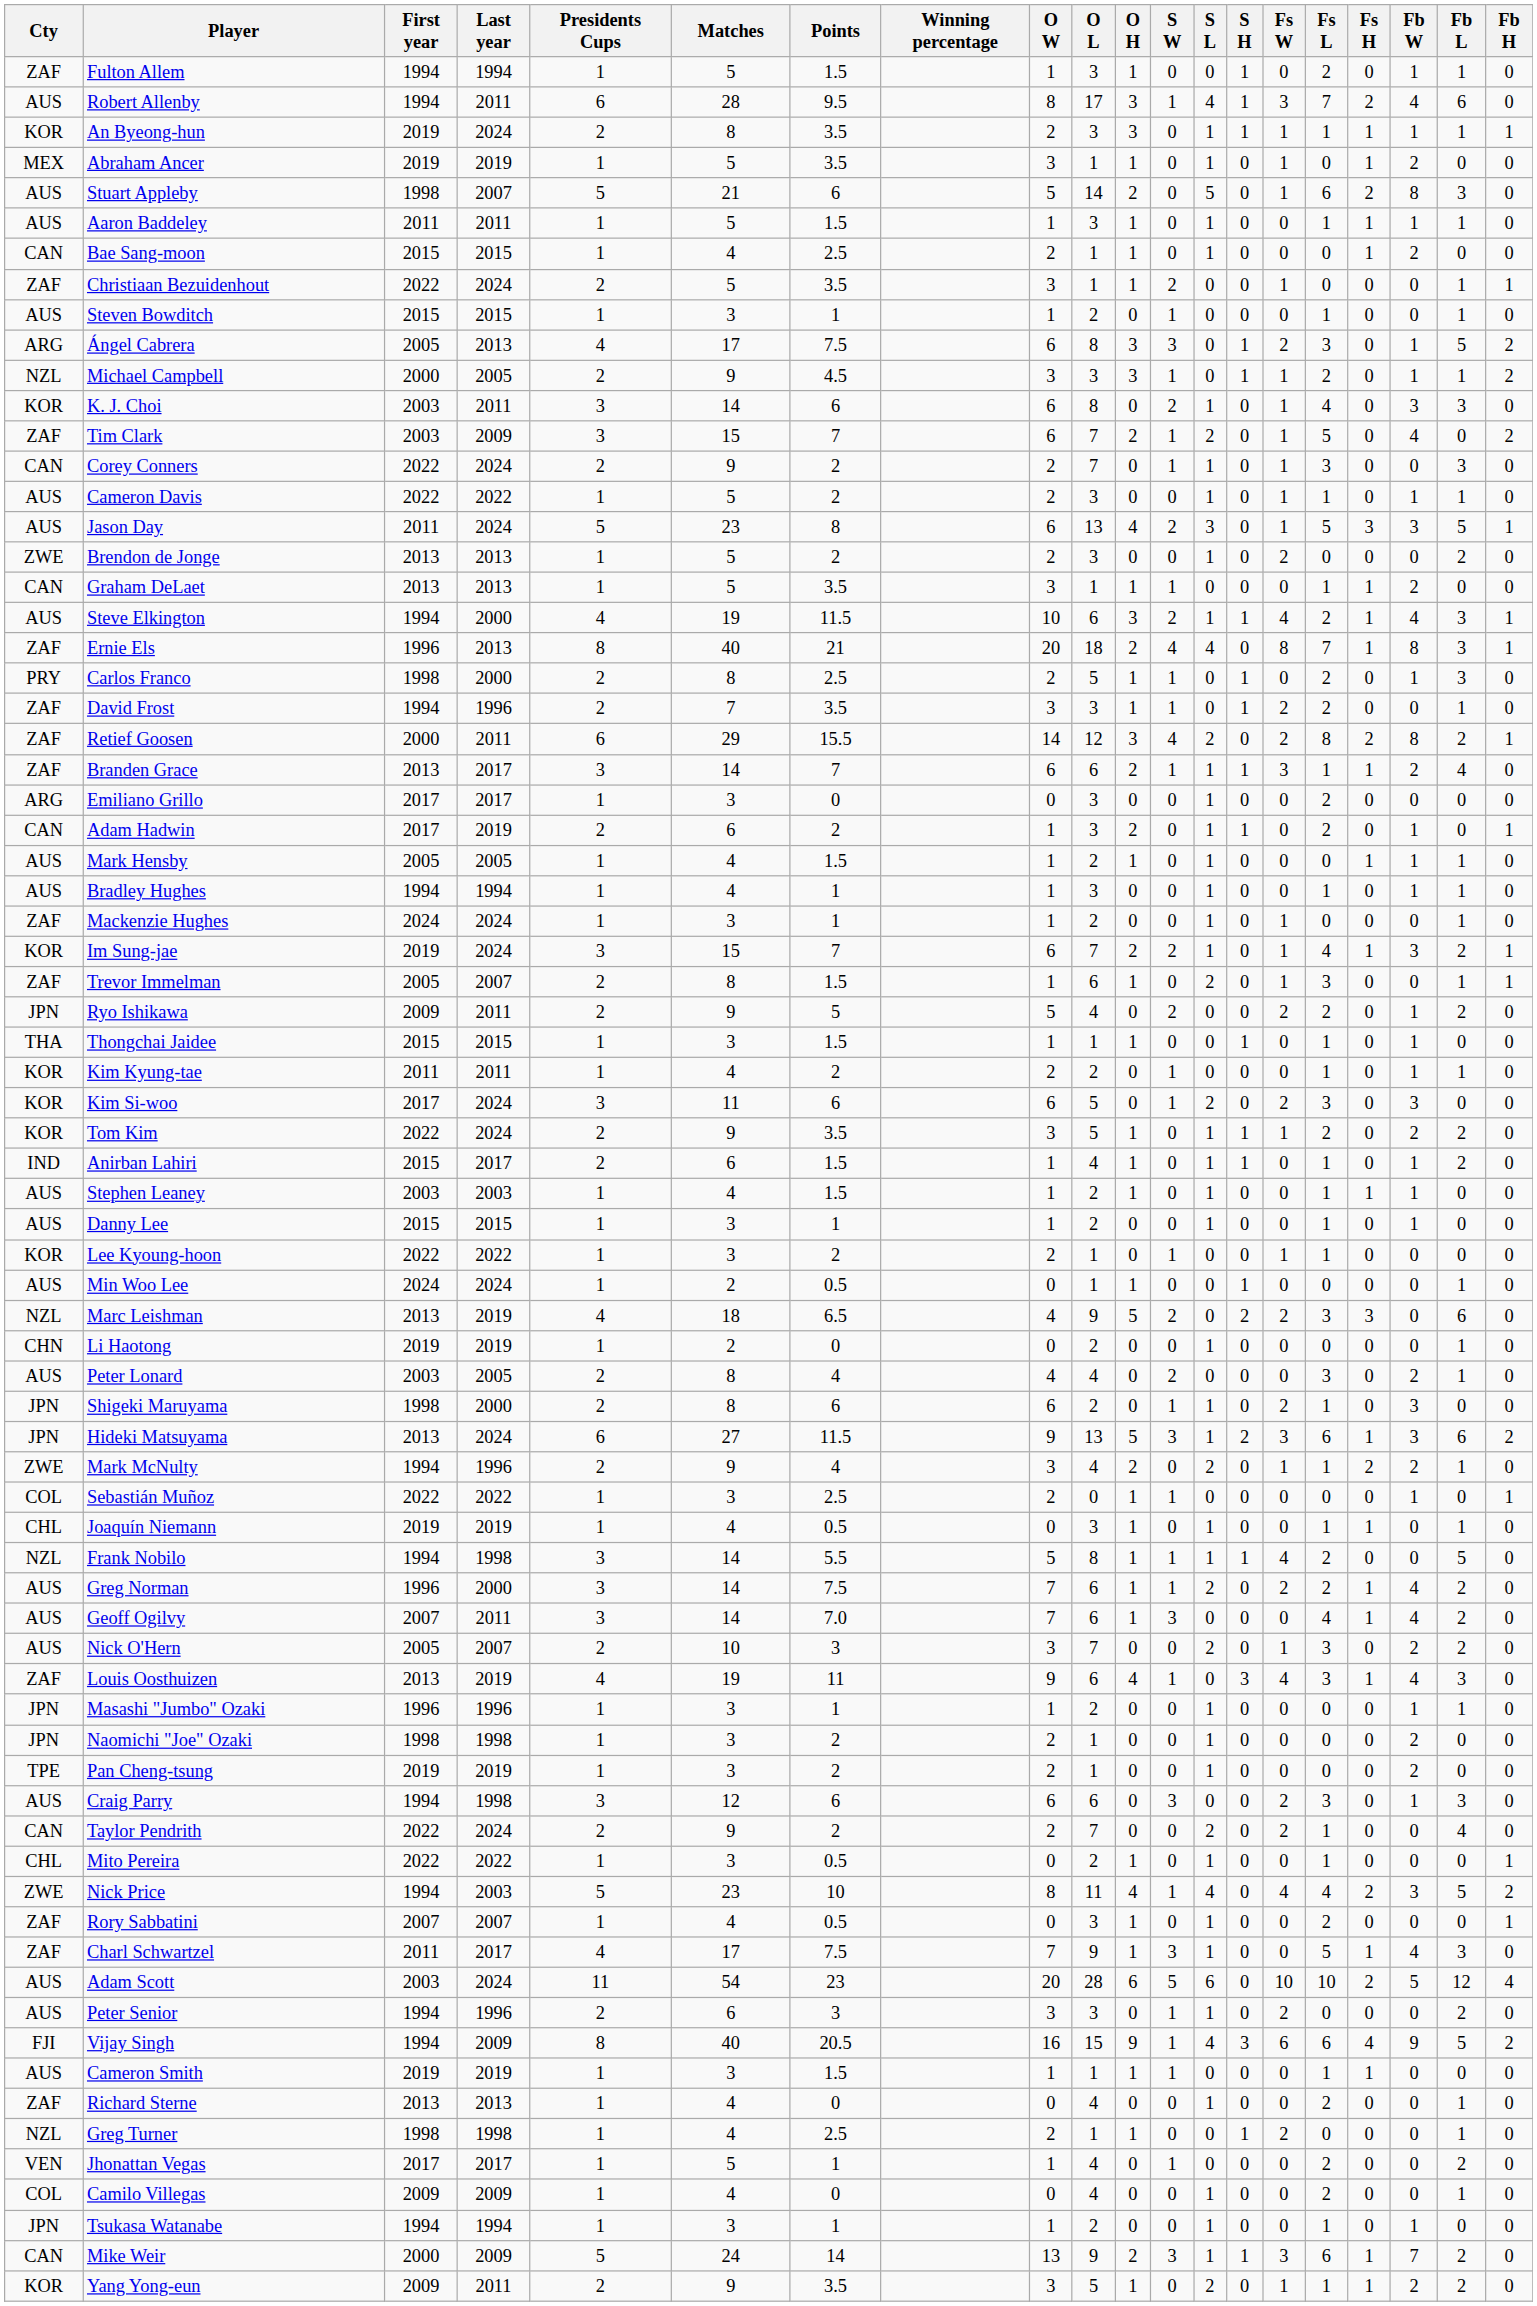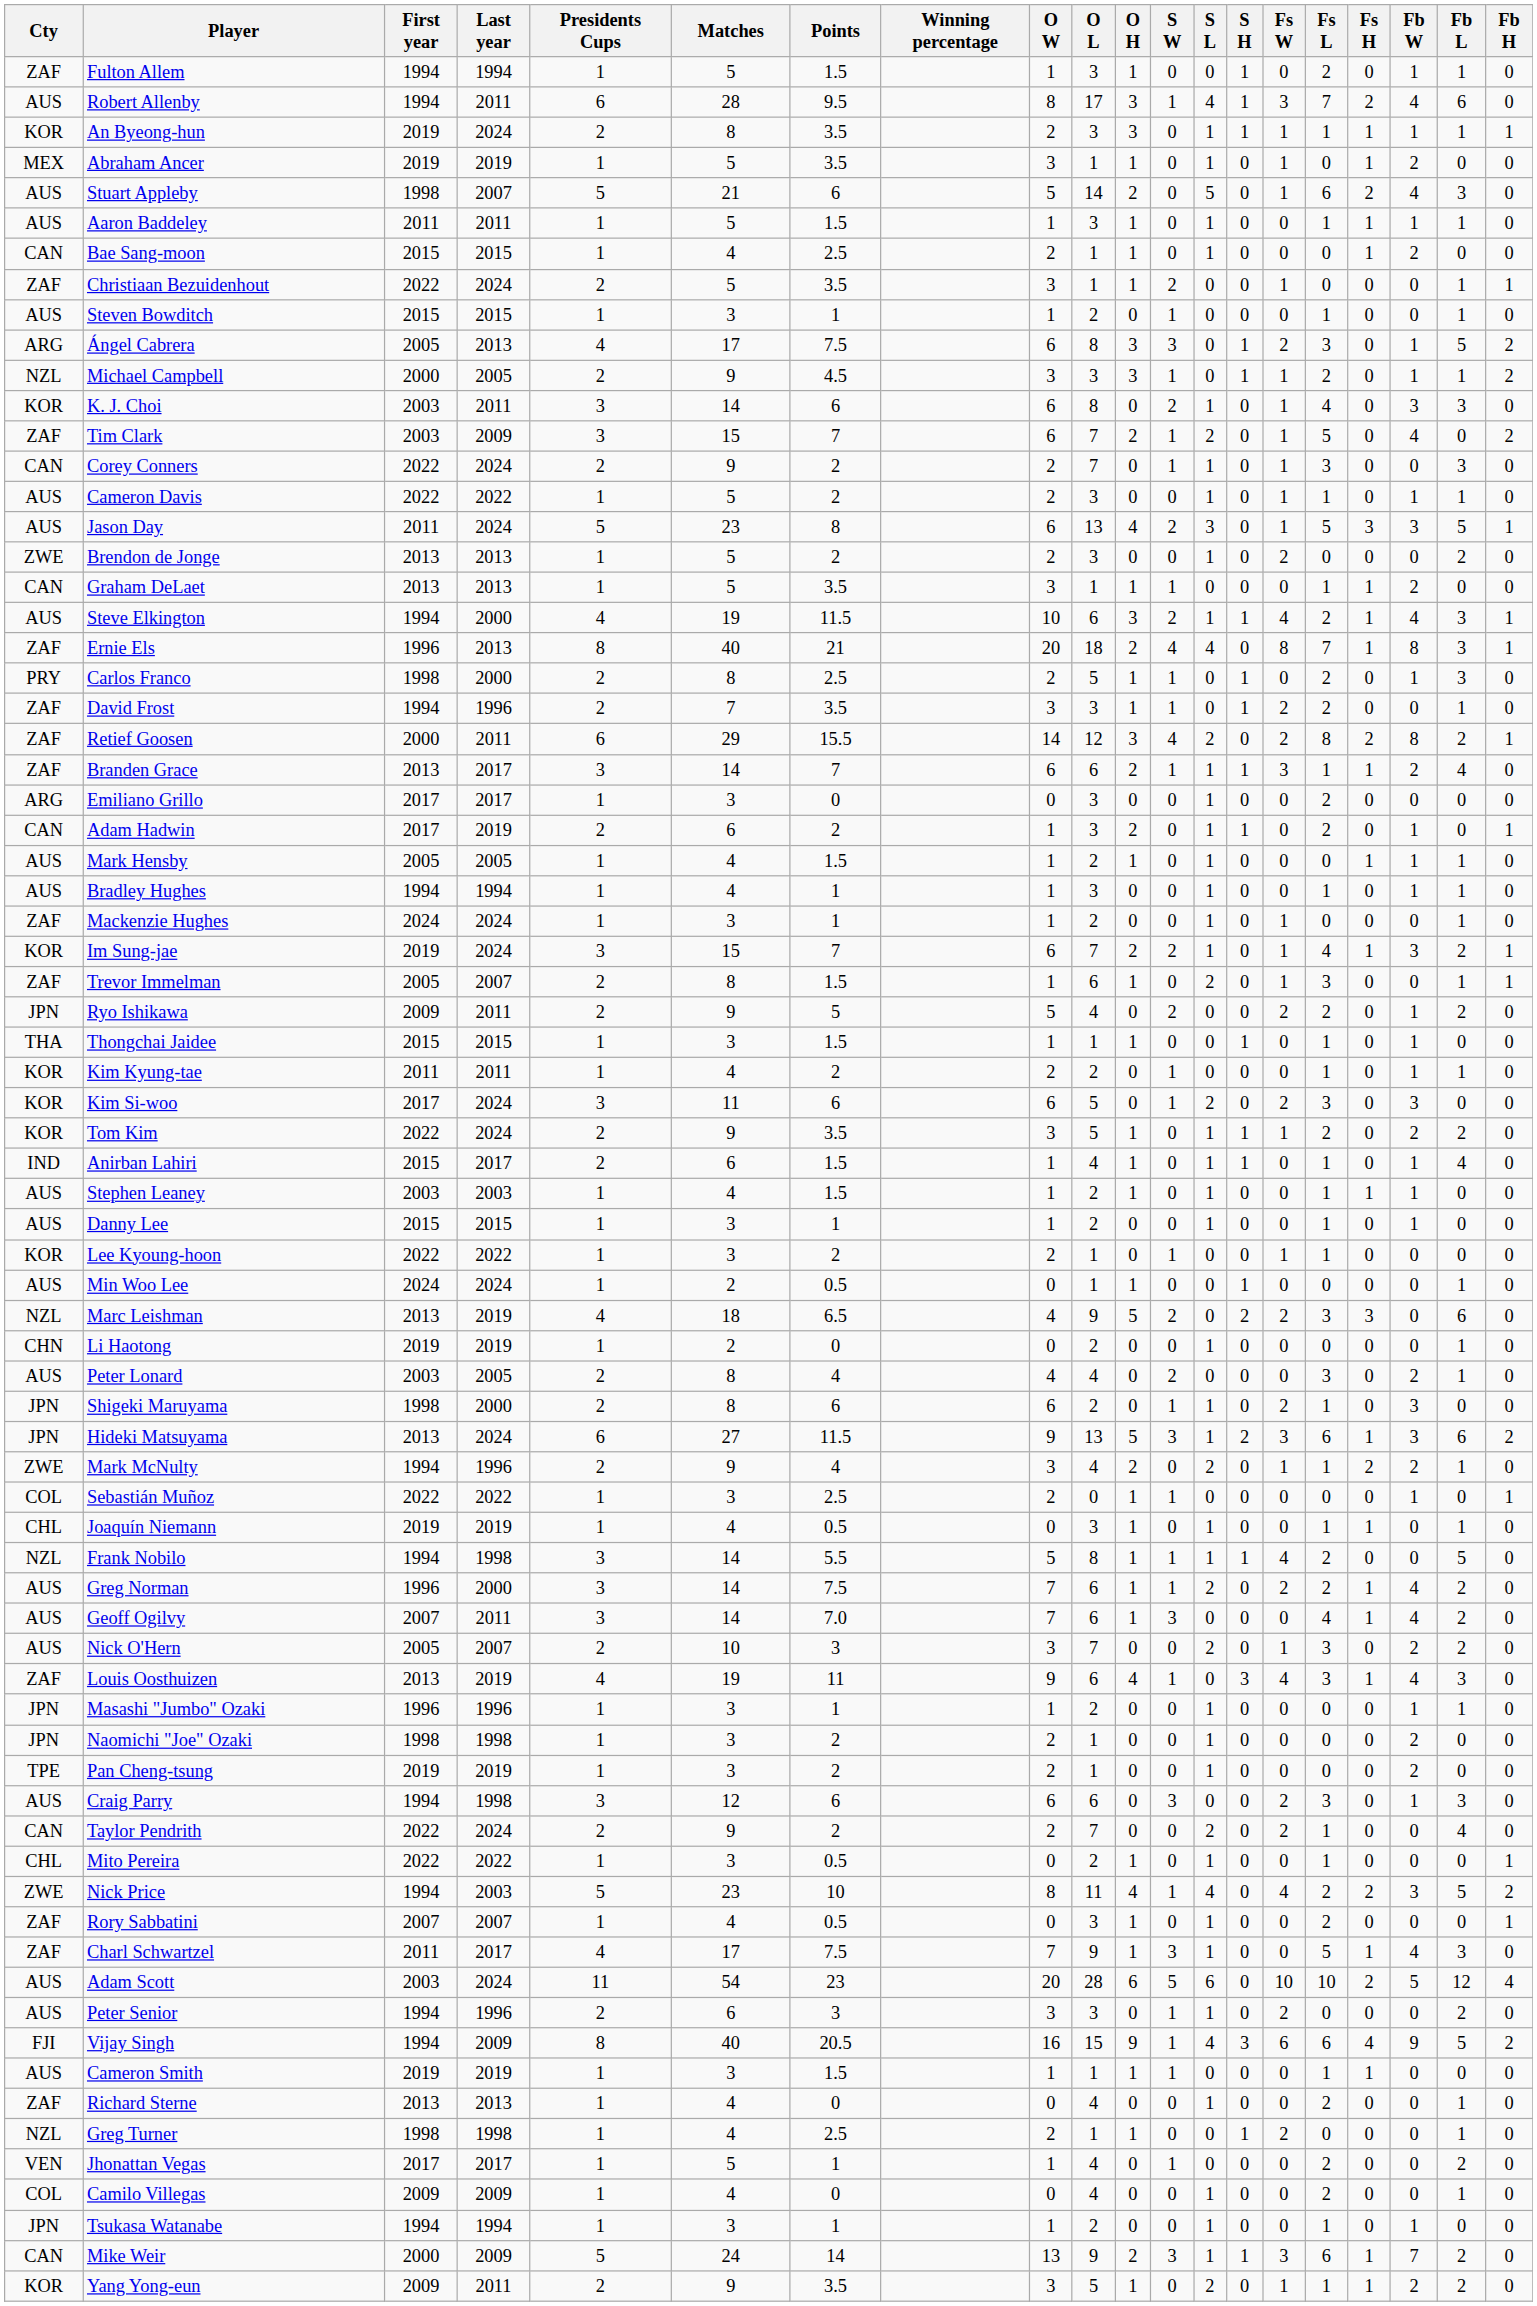(1414, 193) 8 -> (1414, 193) 4
(1461, 1163) 2 -> (1461, 1163) 4
(1326, 1891) 4 -> (1326, 1891) 2
